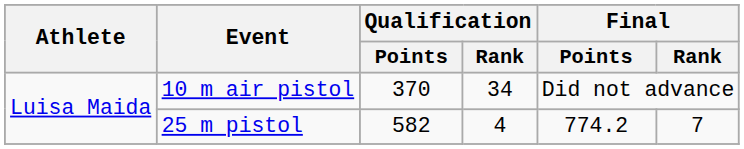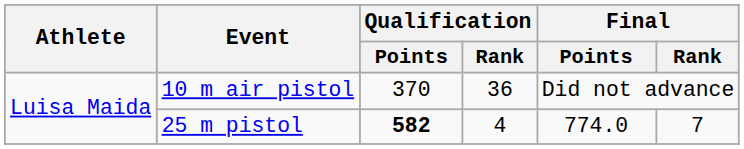(500, 90) 34 -> (500, 90) 36
(411, 126) normal -> (411, 126) bold
(596, 126) 774.2 -> (596, 126) 774.0
